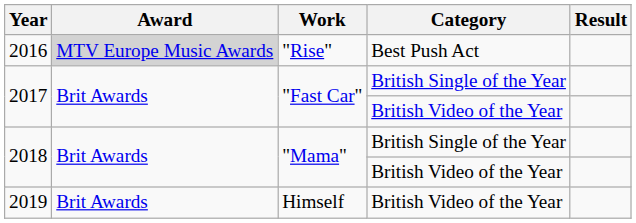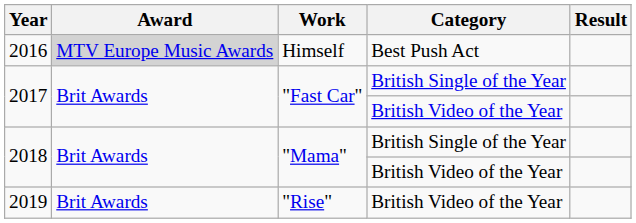(307, 50) "Rise" -> (313, 50) Himself
(313, 202) Himself -> (307, 202) "Rise"
